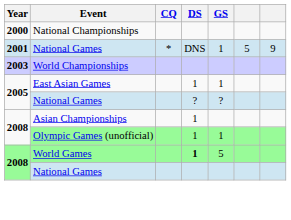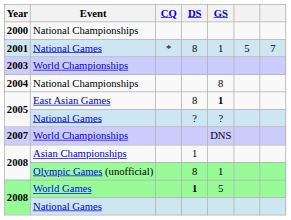(195, 48) DNS -> (195, 48) 8
(273, 48) 9 -> (273, 48) 7
+ row: (17, 83)
(195, 83) 1 -> (195, 101) 8
(221, 83) normal -> (221, 101) bold
+ row: (17, 136)
(195, 136) 1 -> (195, 171) 8
